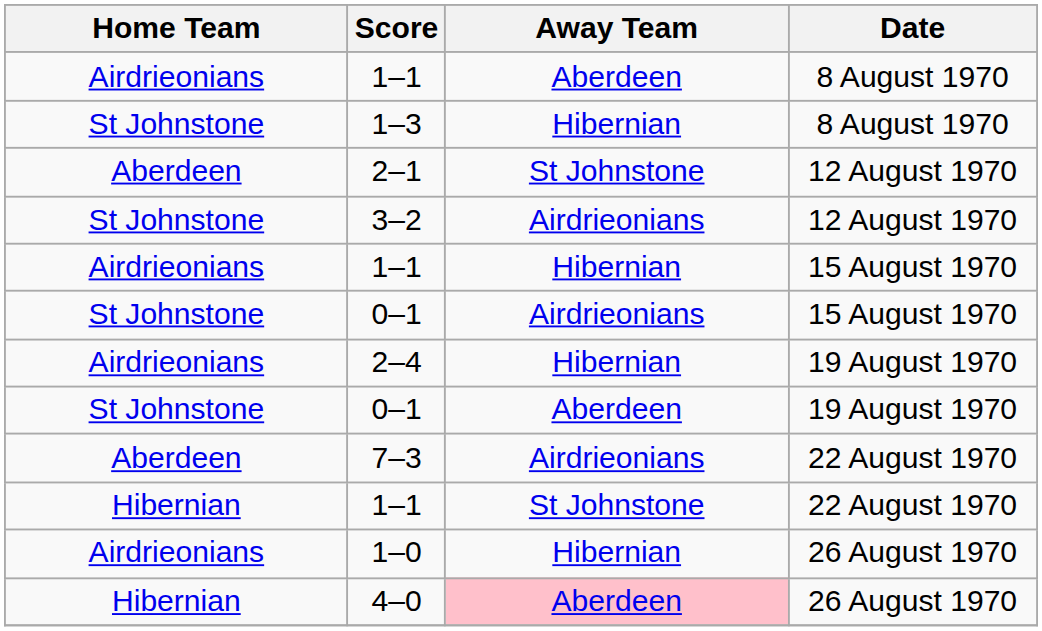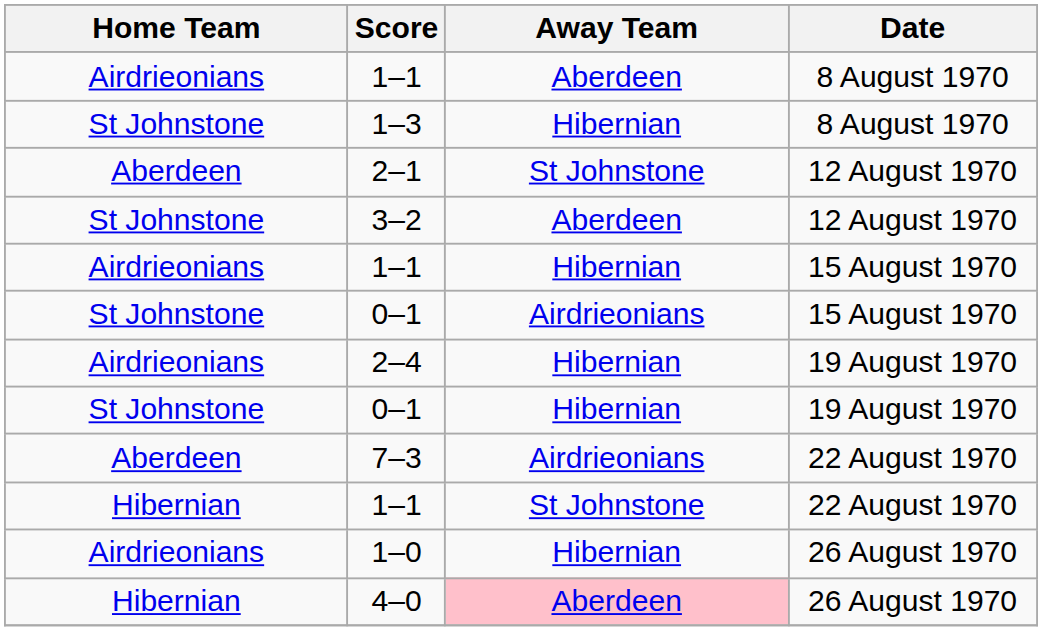(617, 219) Airdrieonians -> (617, 219) Aberdeen
(617, 409) Aberdeen -> (617, 409) Hibernian
